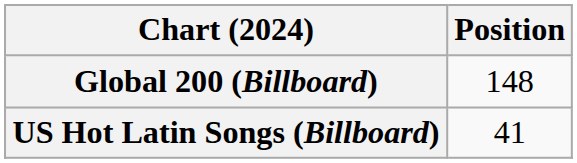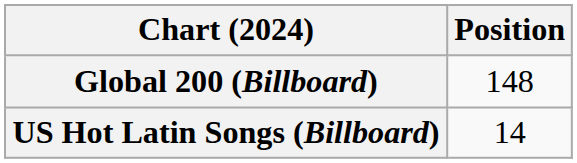(510, 132) 41 -> (510, 132) 14
